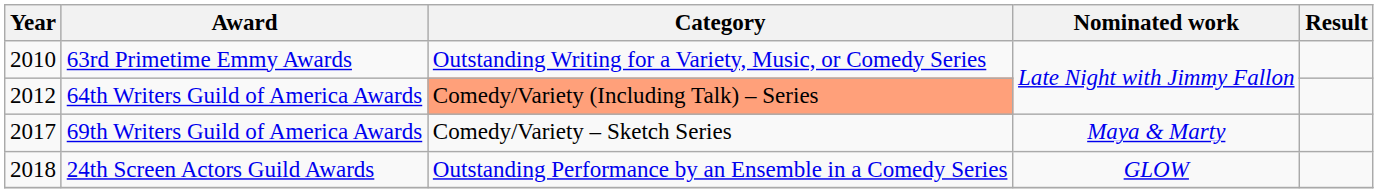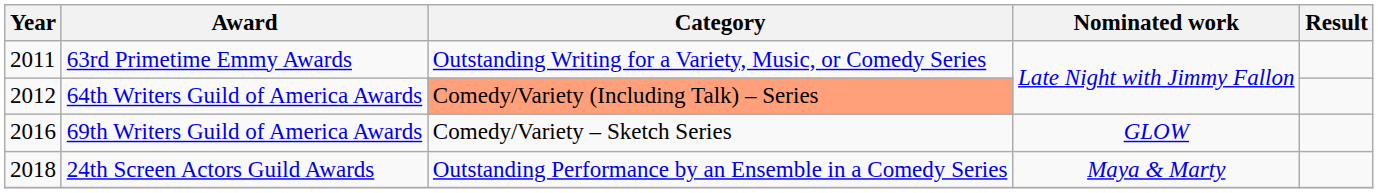(33, 59) 2010 -> (33, 59) 2011
(33, 132) 2017 -> (33, 132) 2016
(1156, 132) Maya & Marty -> (1156, 132) GLOW
(1156, 168) GLOW -> (1156, 168) Maya & Marty
